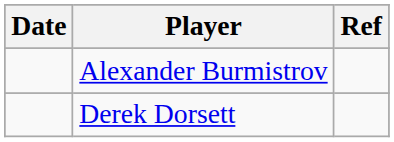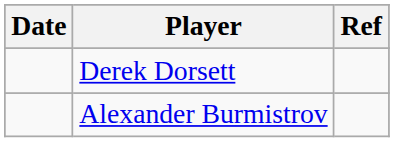rows swapped: (157, 114) <-> (203, 70)
